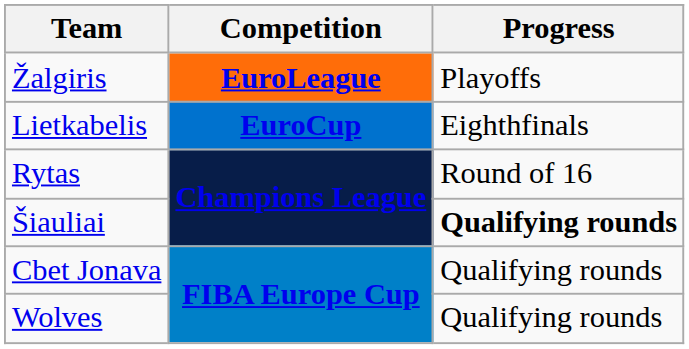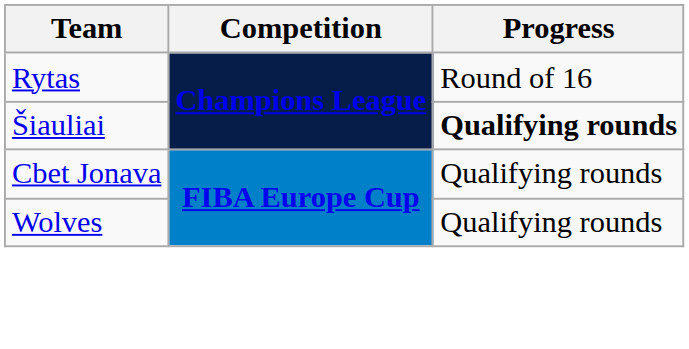- row: (59, 76)
- row: (79, 125)
